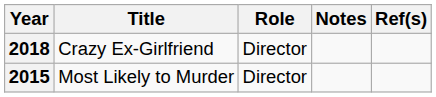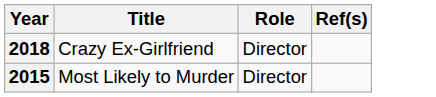- column: (341, 19)
